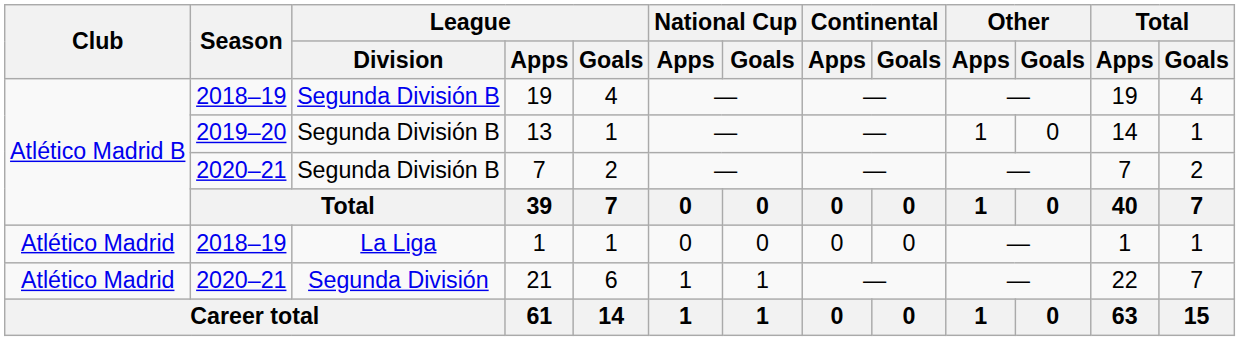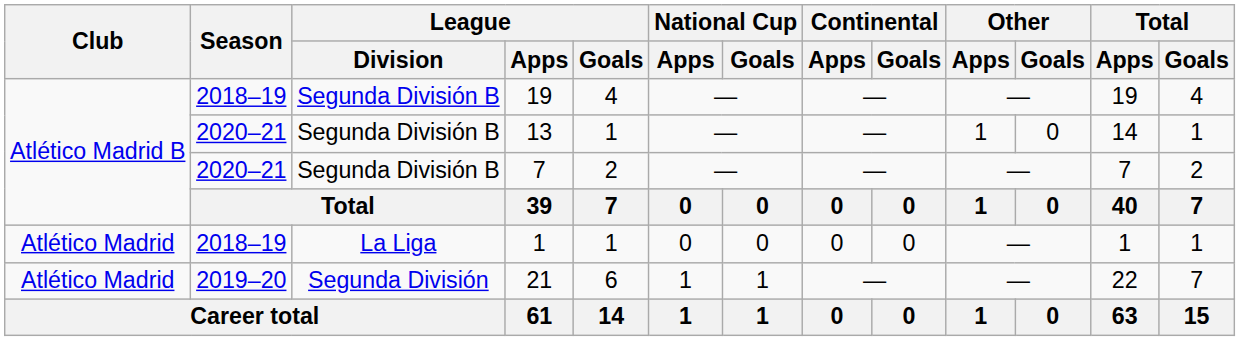(241, 133) 2019–20 -> (241, 133) 2020–21
(241, 280) 2020–21 -> (241, 280) 2019–20
